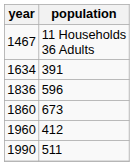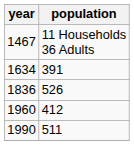(52, 89) 596 -> (52, 89) 526
- row: (22, 110)
